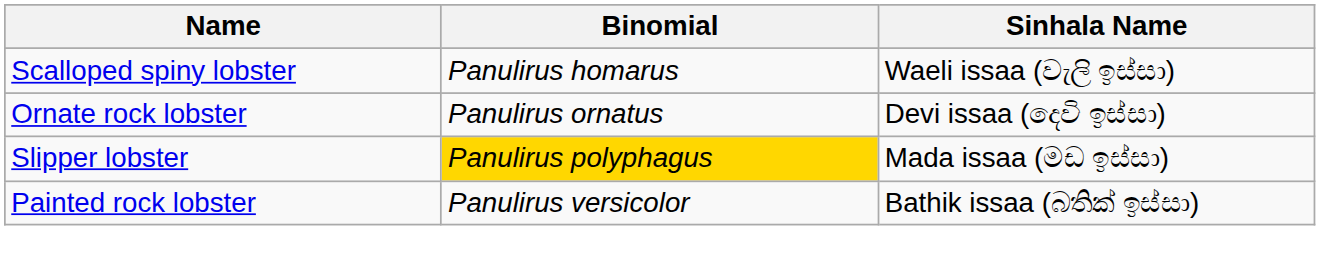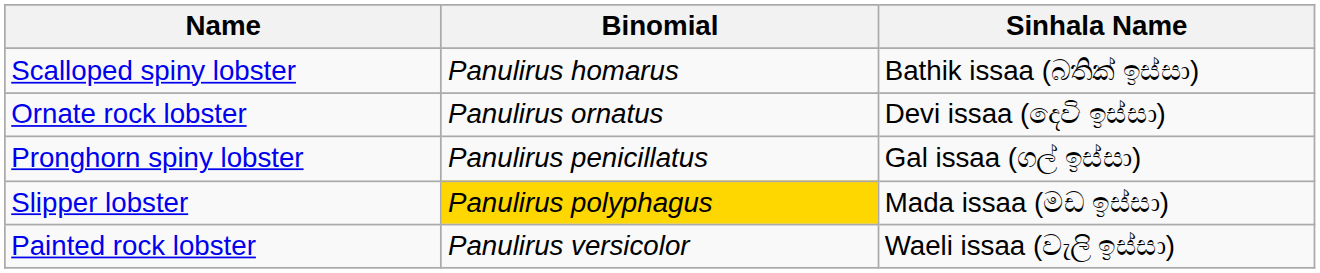(1030, 70) Waeli issaa (වැලි ඉස්සා) -> (1042, 70) Bathik issaa (බතික් ඉස්සා)
+ row: (157, 158)
(1042, 202) Bathik issaa (බතික් ඉස්සා) -> (1030, 245) Waeli issaa (වැලි ඉස්සා)
